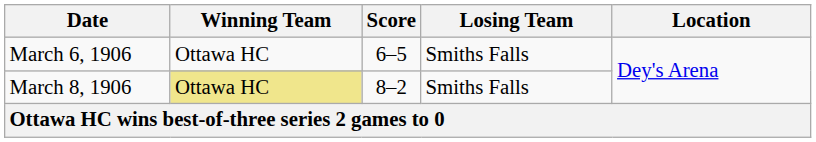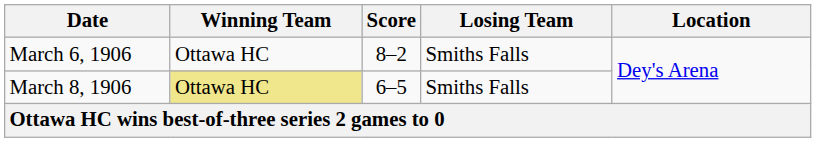(391, 53) 6–5 -> (391, 53) 8–2
(391, 86) 8–2 -> (391, 86) 6–5
